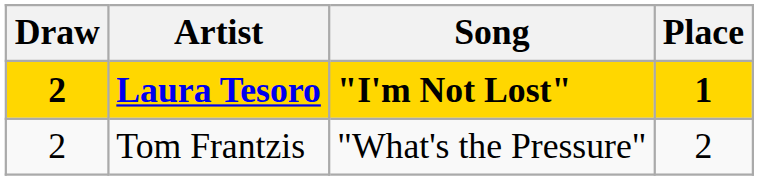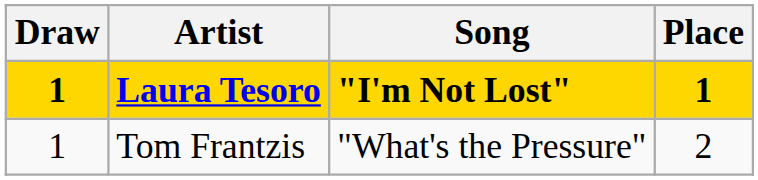(57, 89) 2 -> (57, 89) 1
(57, 145) 2 -> (57, 145) 1
